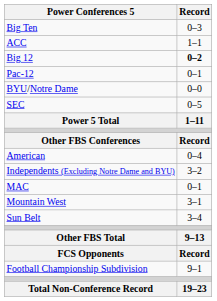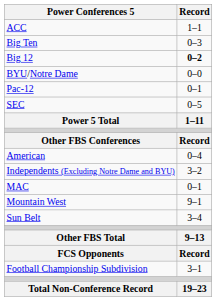rows swapped: (17, 43) <-> (22, 27)
rows swapped: (20, 74) <-> (42, 89)
(195, 202) 3–1 -> (195, 202) 9–1
(195, 268) 9–1 -> (195, 268) 3–1
